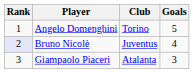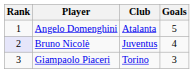(135, 28) Torino -> (139, 28) Atalanta
(139, 60) Atalanta -> (135, 60) Torino
